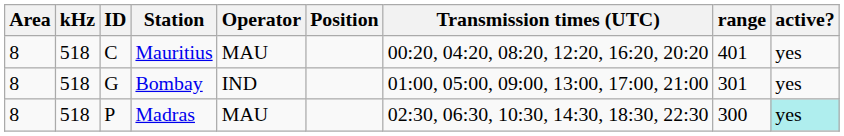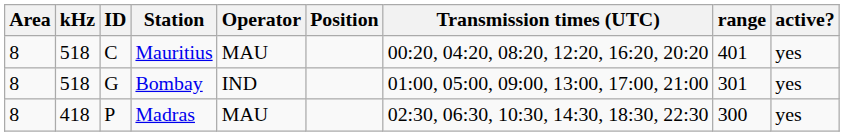(75, 114) 518 -> (75, 114) 418
(789, 114) paleturquoise background -> (789, 114) no background
